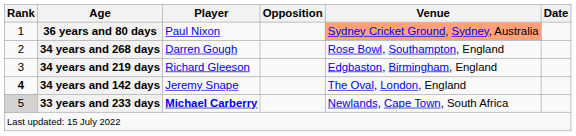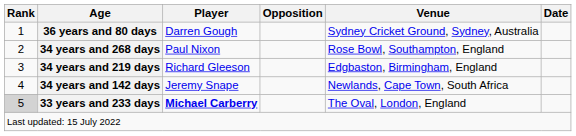(193, 31) Paul Nixon -> (201, 31) Darren Gough
(433, 31) lightsalmon background -> (433, 31) no background
(201, 49) Darren Gough -> (193, 49) Paul Nixon
(21, 85) bold -> (21, 85) normal
(397, 85) The Oval, London, England -> (418, 85) Newlands, Cape Town, South Africa
(418, 103) Newlands, Cape Town, South Africa -> (397, 103) The Oval, London, England
